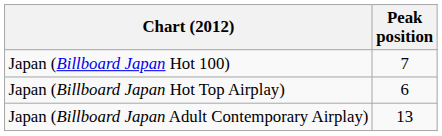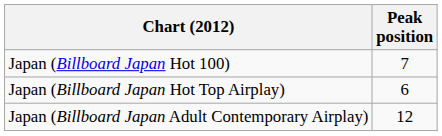(405, 116) 13 -> (405, 116) 12
